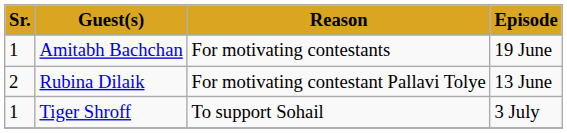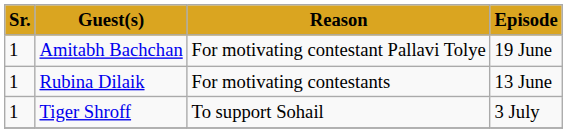(291, 50) For motivating contestants -> (339, 50) For motivating contestant Pallavi Tolye
(14, 80) 2 -> (14, 80) 1
(339, 80) For motivating contestant Pallavi Tolye -> (291, 80) For motivating contestants
